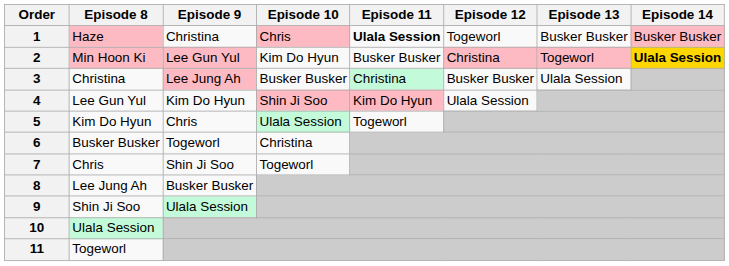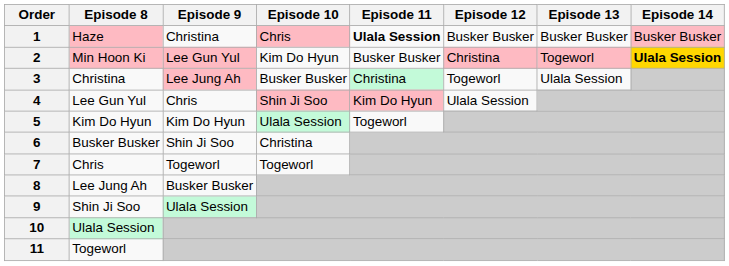(474, 36) Togeworl -> (490, 36) Busker Busker
(490, 79) Busker Busker -> (474, 79) Togeworl
(205, 100) Kim Do Hyun -> (182, 100) Chris
(182, 121) Chris -> (205, 121) Kim Do Hyun
(193, 143) Togeworl -> (200, 143) Shin Ji Soo
(200, 164) Shin Ji Soo -> (193, 164) Togeworl
